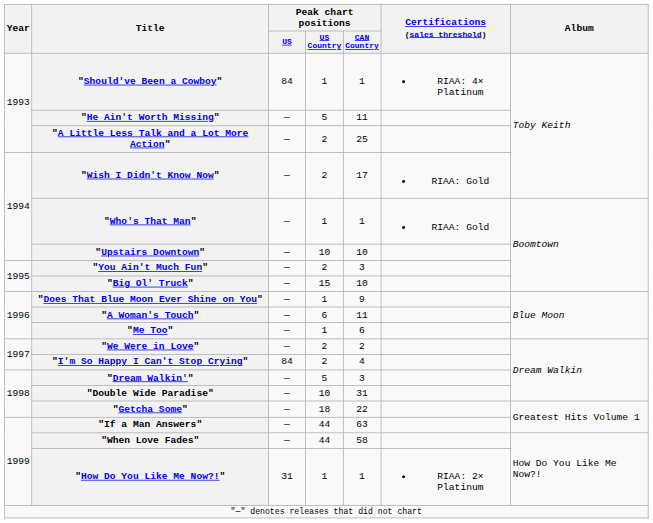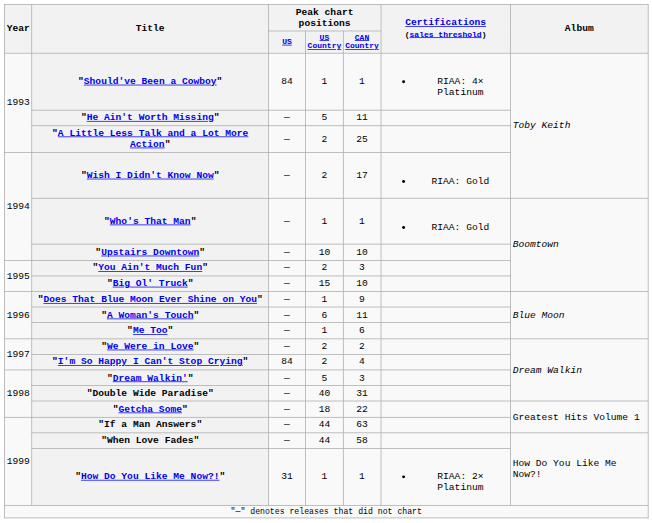(324, 393) 10 -> (324, 393) 40
